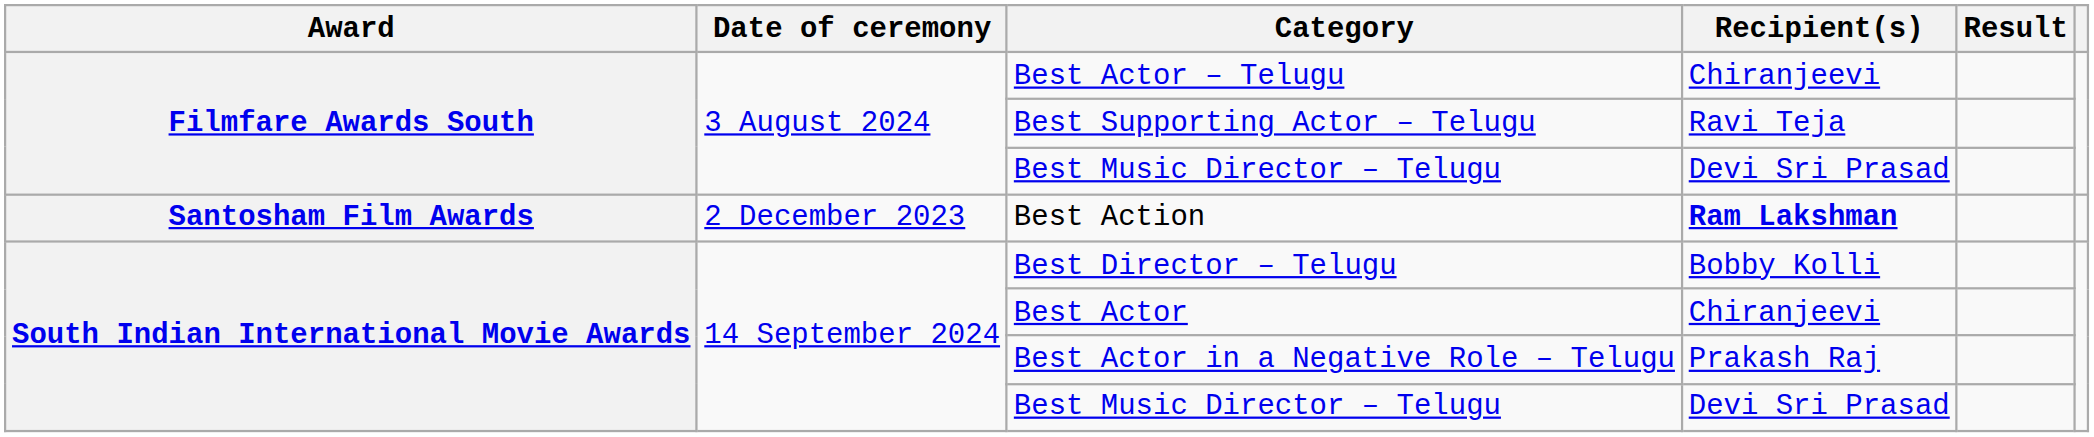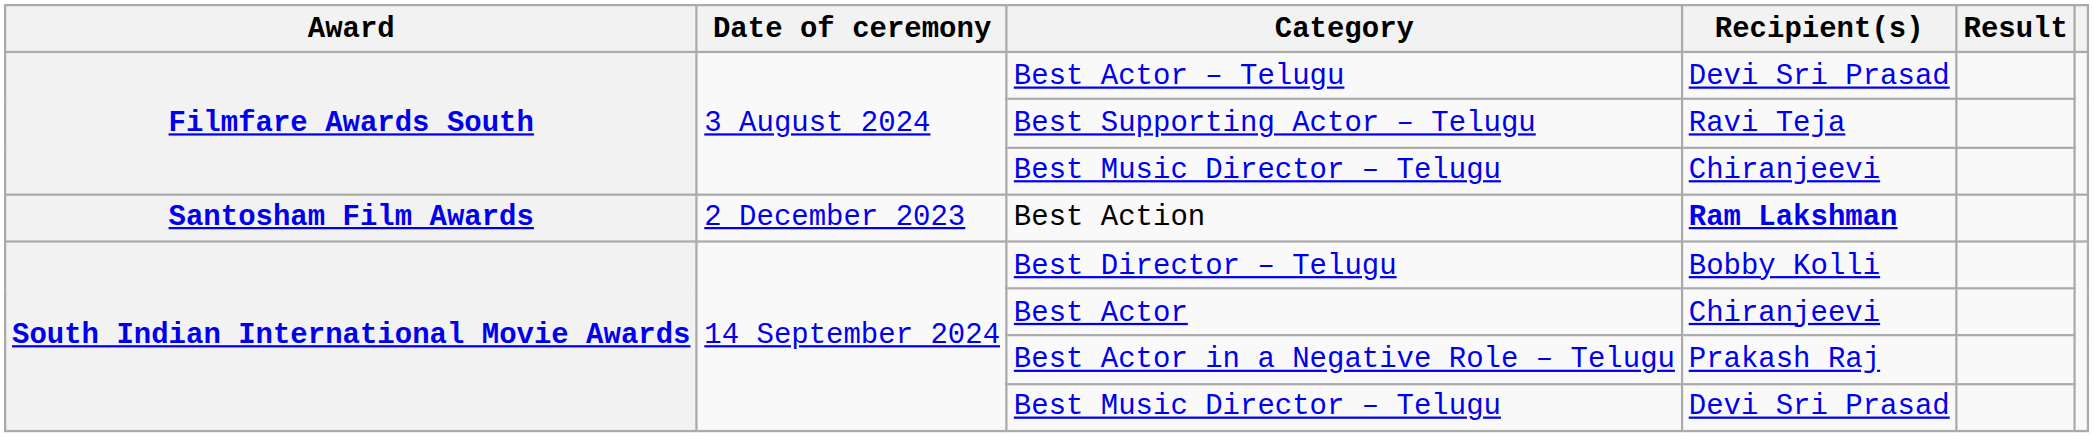(1784, 76) Chiranjeevi -> (1819, 76) Devi Sri Prasad
(1819, 170) Devi Sri Prasad -> (1784, 170) Chiranjeevi
